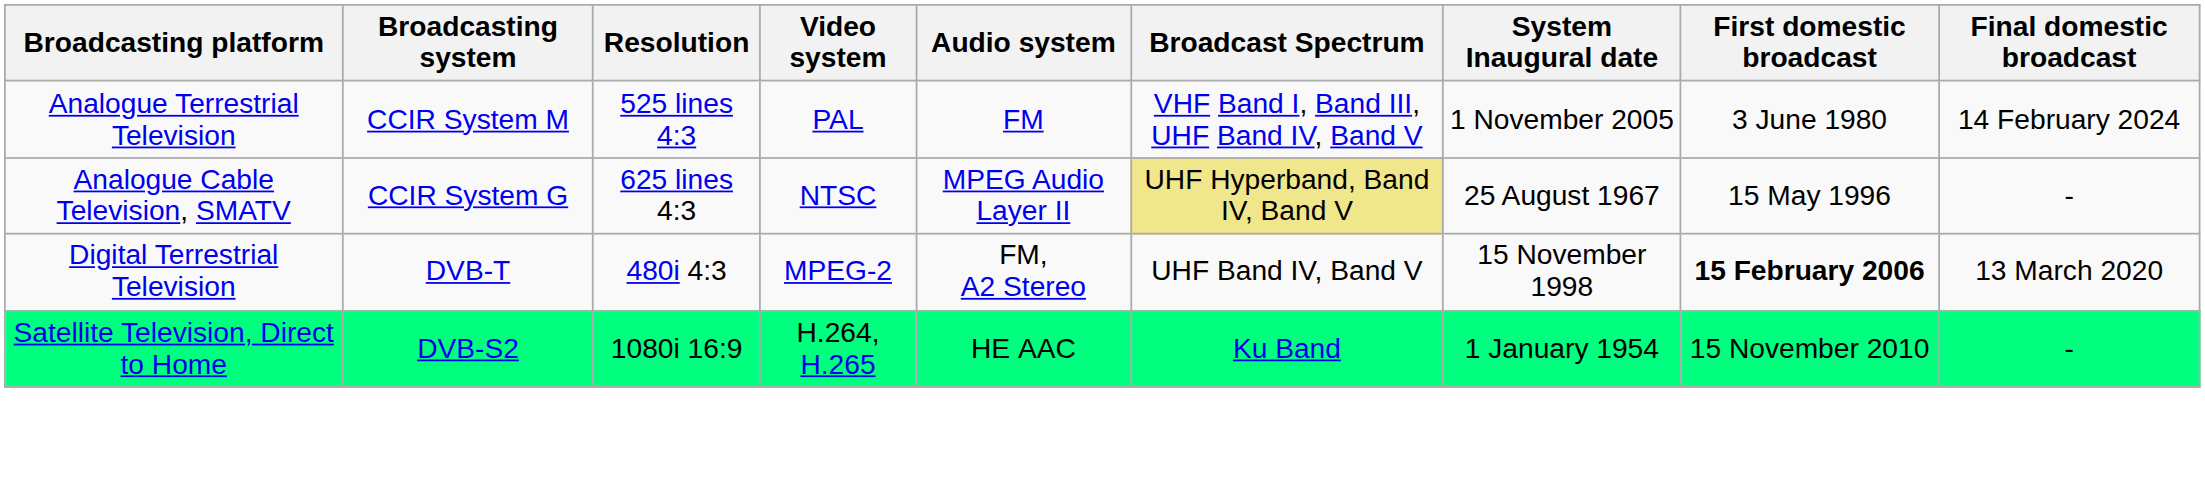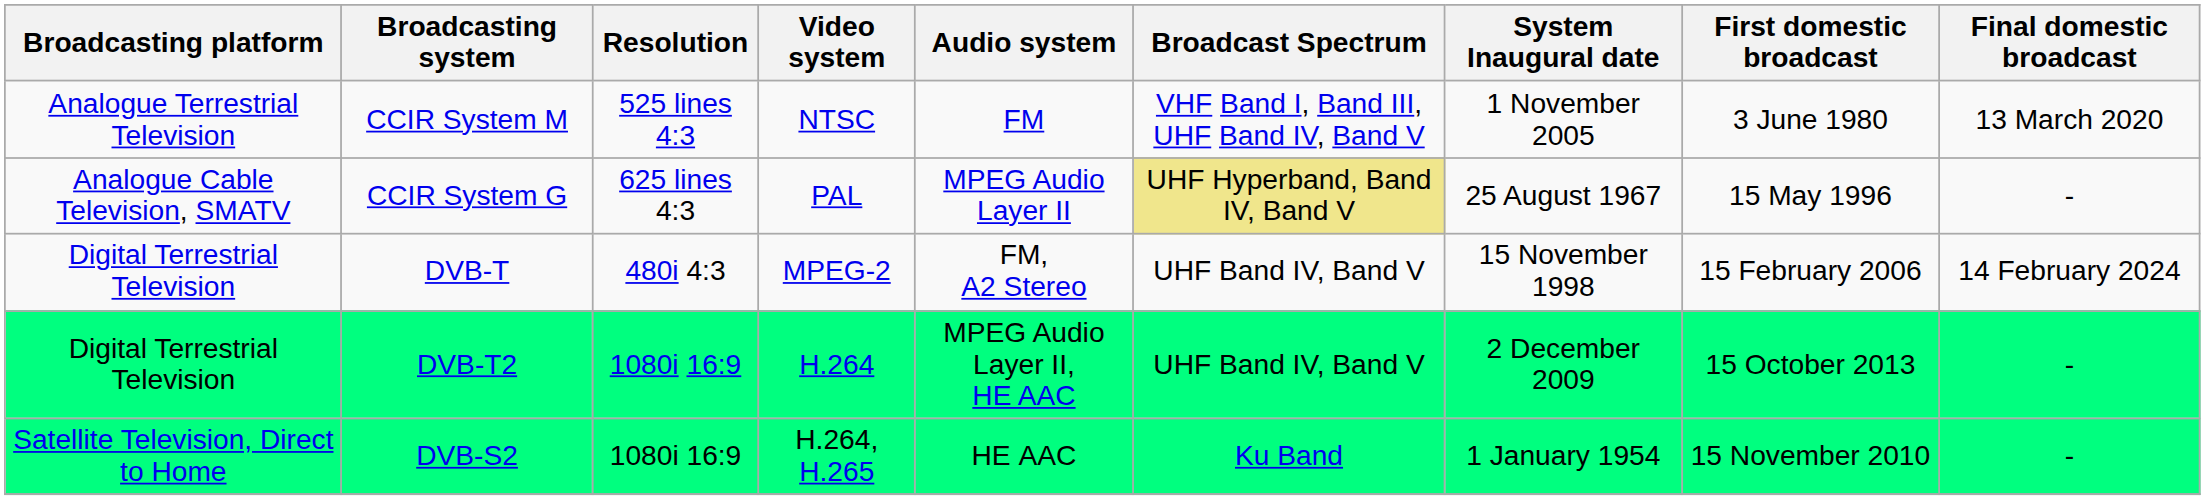(838, 119) PAL -> (837, 119) NTSC
(2069, 119) 14 February 2024 -> (2069, 119) 13 March 2020
(838, 195) NTSC -> (837, 195) PAL
(1810, 271) bold -> (1810, 271) normal
(2069, 271) 13 March 2020 -> (2069, 271) 14 February 2024
+ row: (467, 363)
